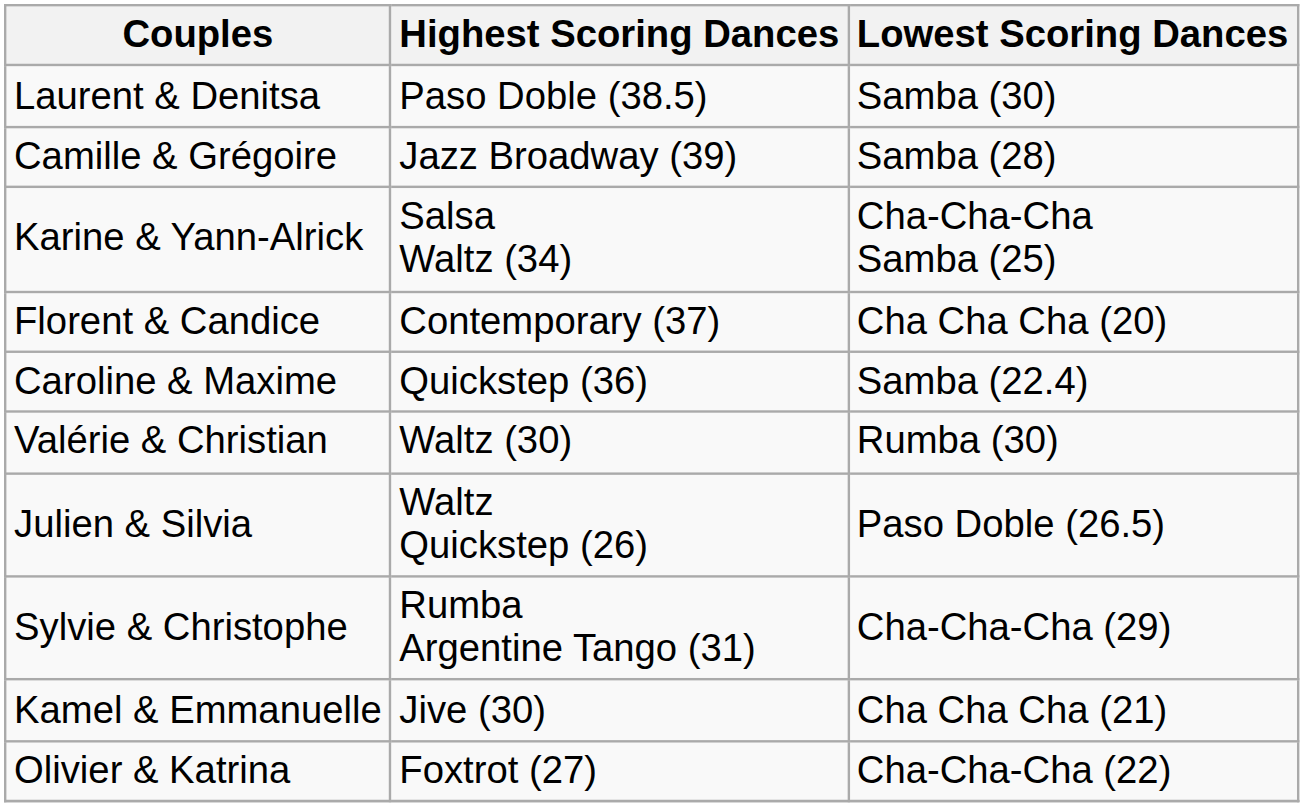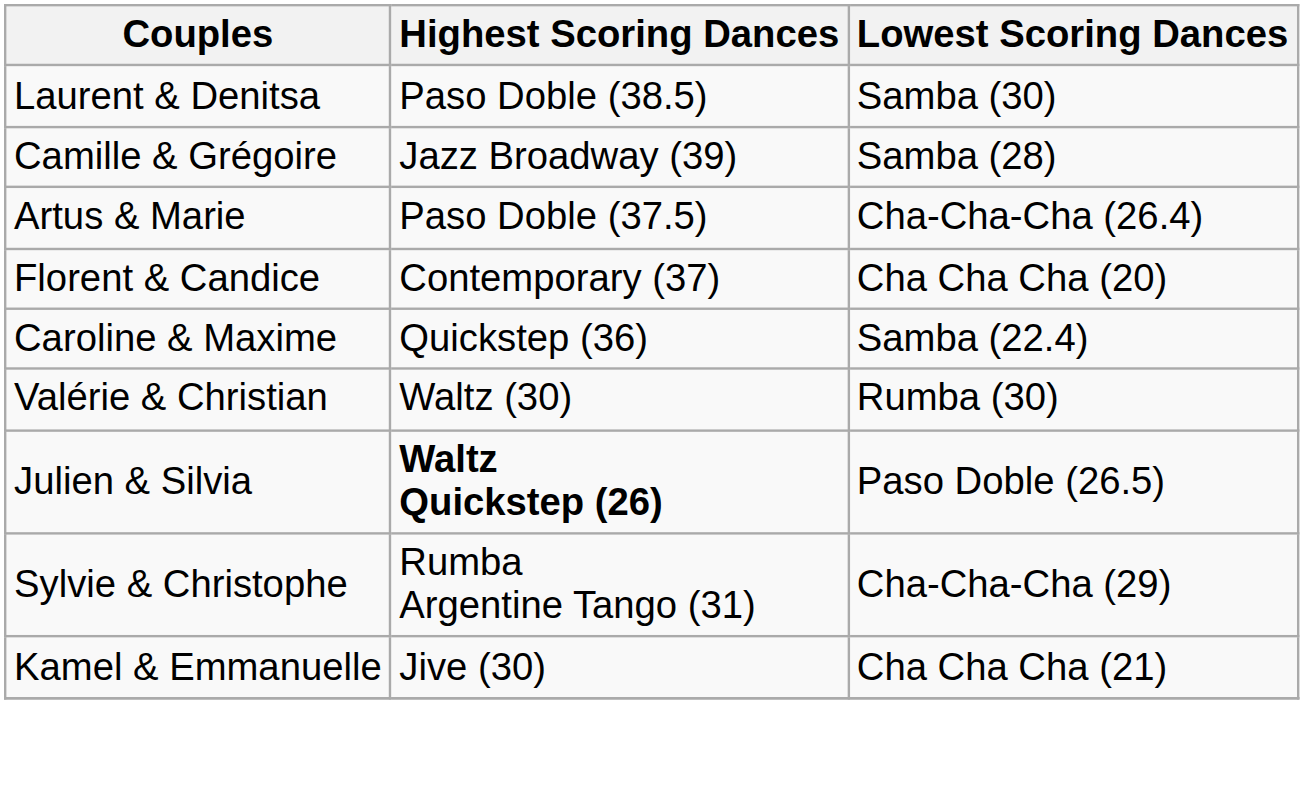+ row: (130, 216)
- row: (189, 238)
(524, 523) normal -> (531, 480) bold
- row: (152, 770)
